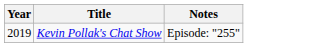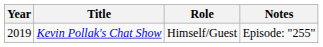+ column: (202, 14)
